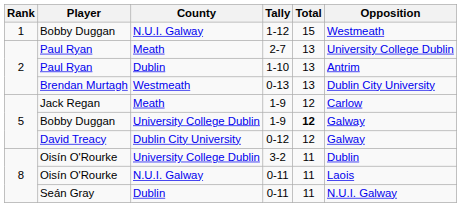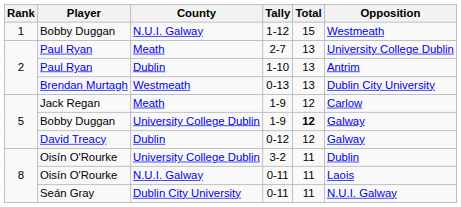(187, 139) Dublin City University -> (149, 139) Dublin
(149, 193) Dublin -> (187, 193) Dublin City University
